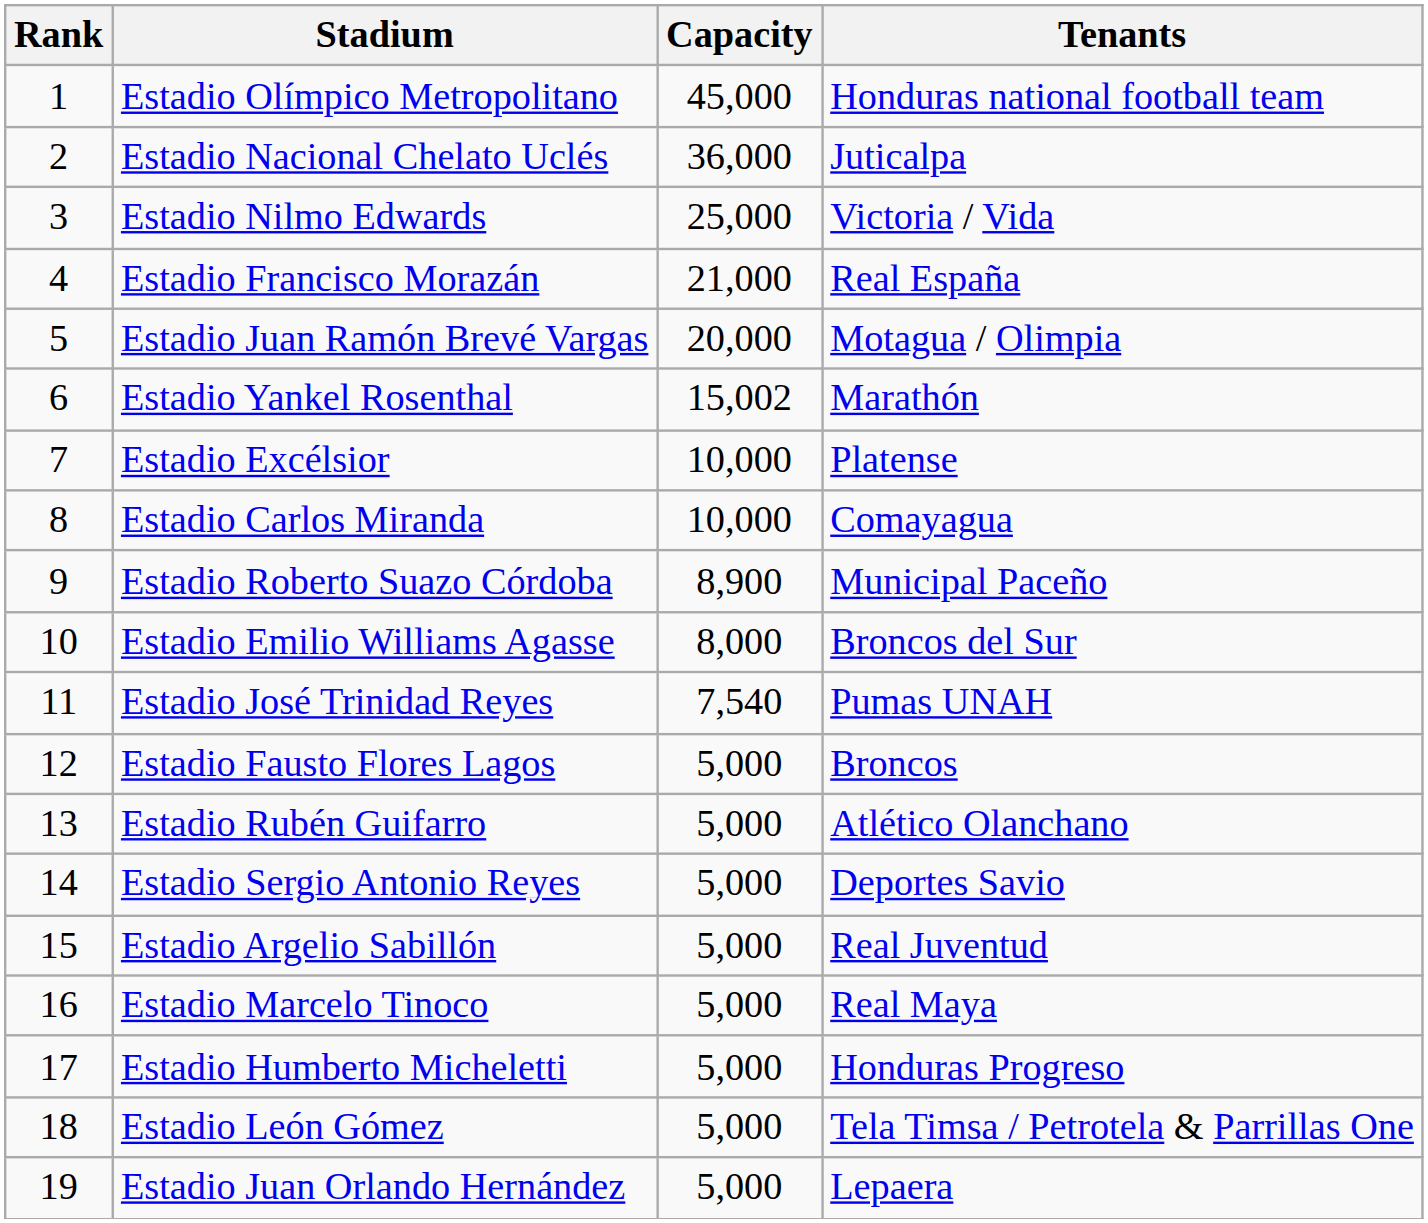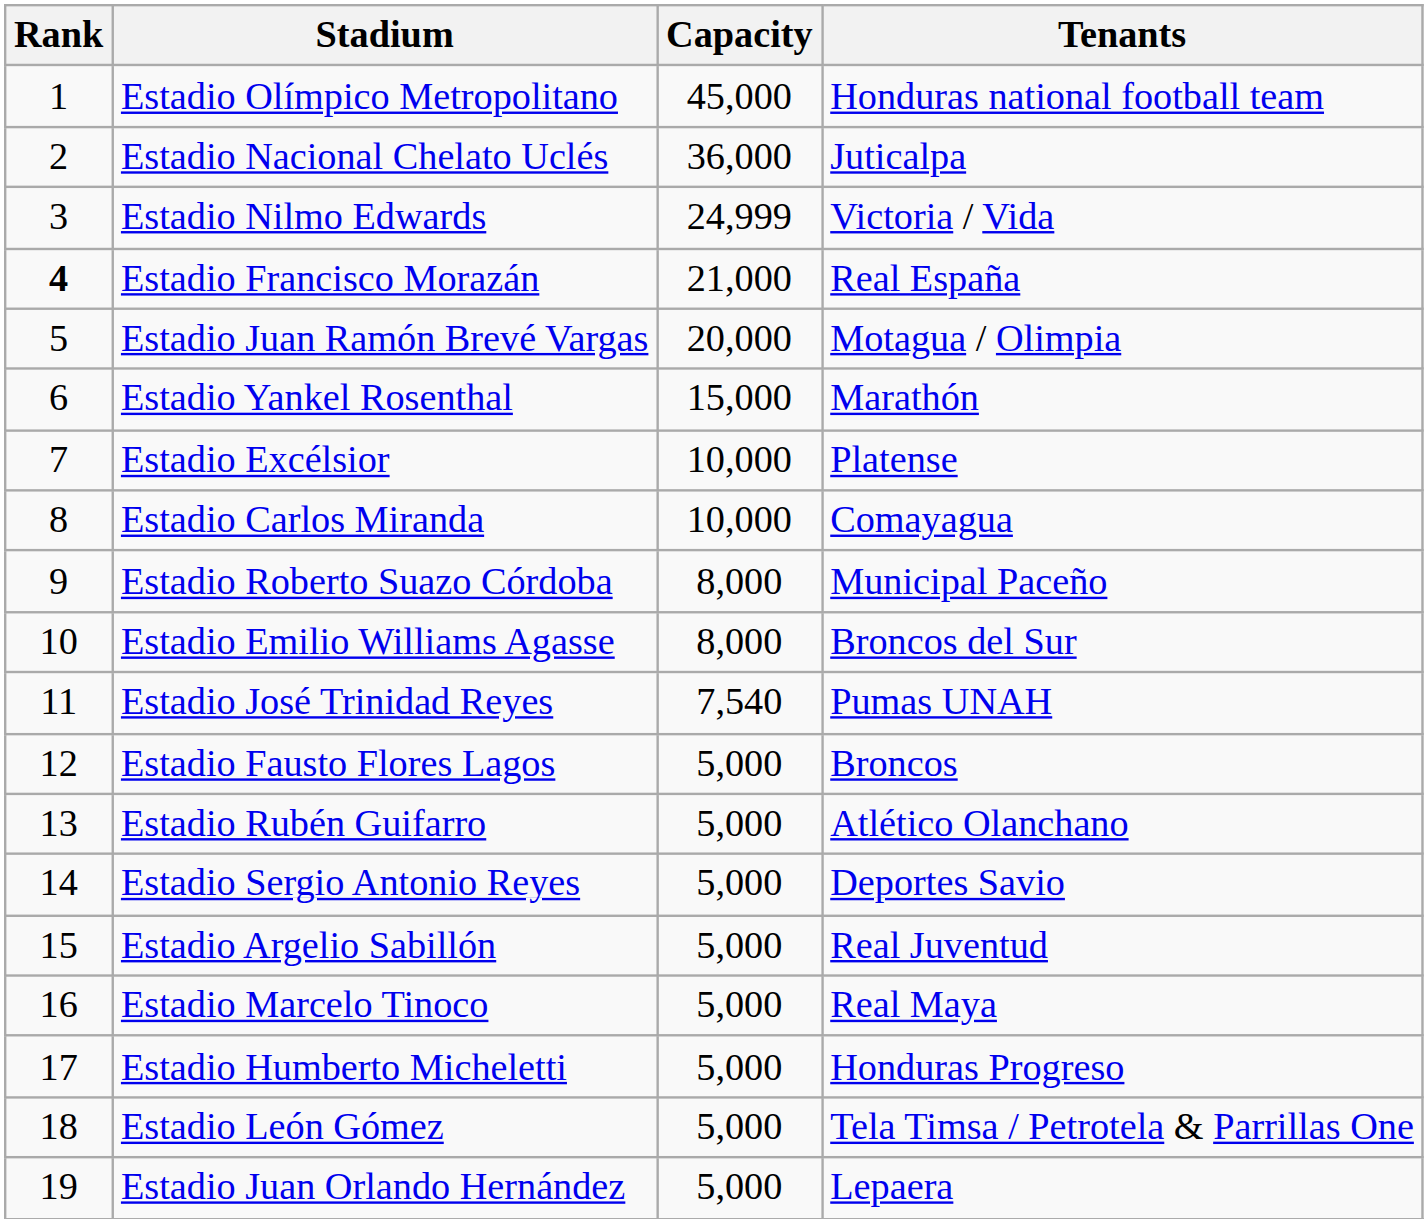(739, 216) 25,000 -> (739, 216) 24,999
(59, 277) normal -> (59, 277) bold
(739, 398) 15,002 -> (739, 398) 15,000
(739, 580) 8,900 -> (739, 580) 8,000
